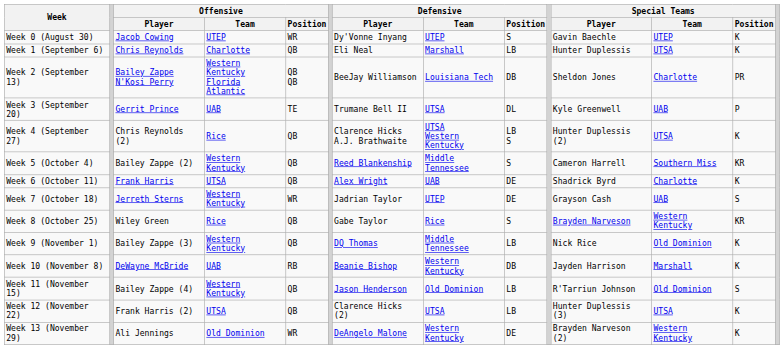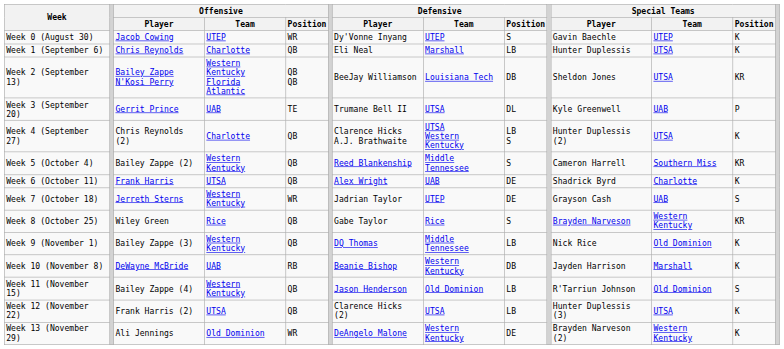(675, 77) Charlotte -> (663, 77) UTSA
(740, 77) PR -> (740, 77) KR
(216, 136) Rice -> (228, 136) Charlotte
